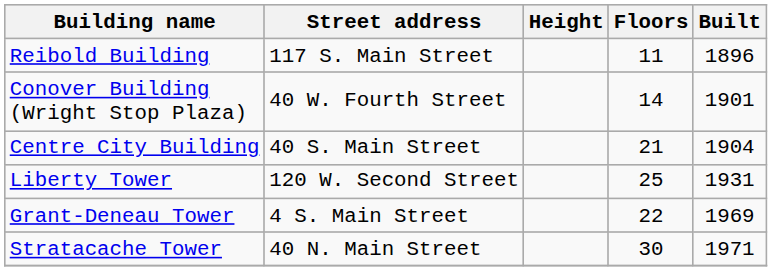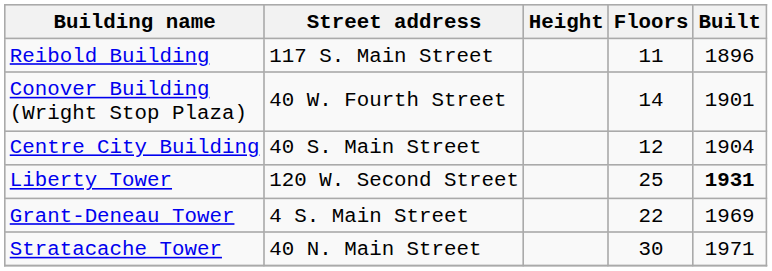(651, 147) 21 -> (651, 147) 12
(730, 181) normal -> (730, 181) bold
